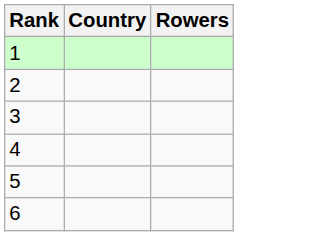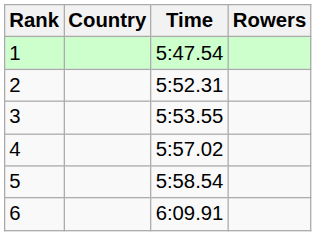+ column: (190, 20)
